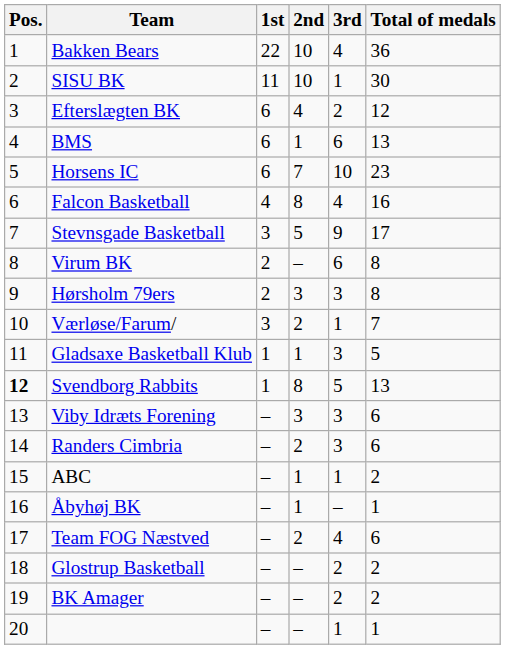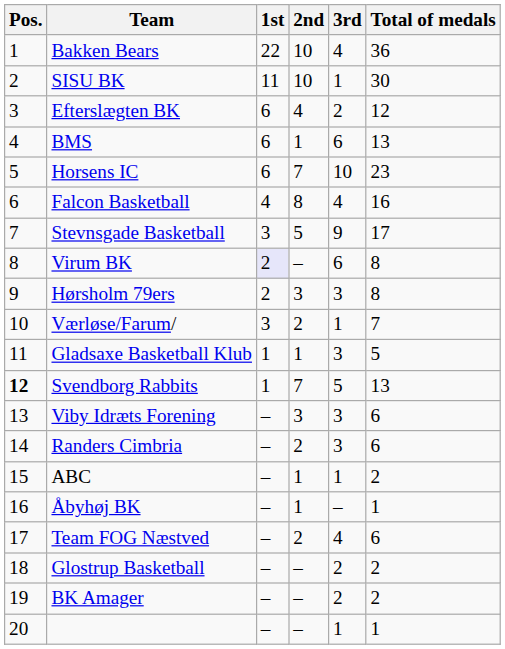(266, 263) no background -> (266, 263) lavender background
(298, 385) 8 -> (298, 385) 7
